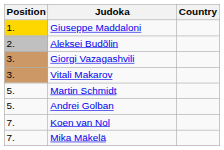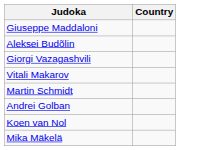- column: (26, 12)
